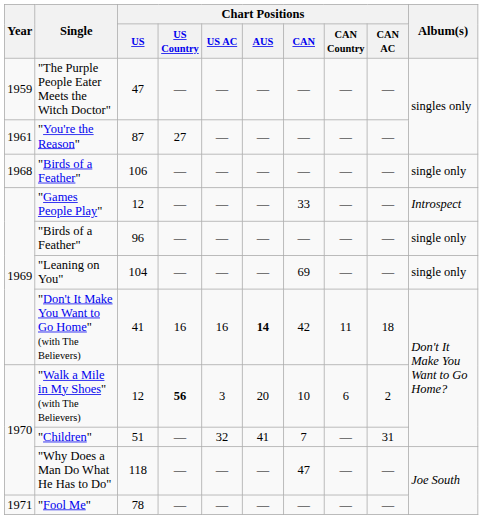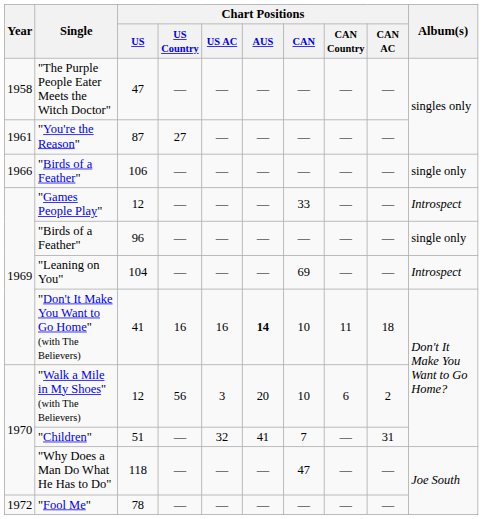(20, 89) 1959 -> (20, 89) 1958
(20, 170) 1968 -> (20, 170) 1966
(439, 272) single only -> (436, 272) Introspect
(304, 327) 42 -> (304, 327) 10
(180, 396) bold -> (180, 396) normal
(20, 504) 1971 -> (20, 504) 1972
